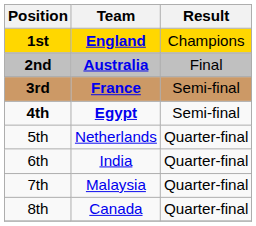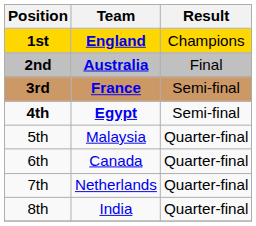(116, 137) Netherlands -> (116, 137) Malaysia
(116, 161) India -> (116, 161) Canada
(116, 185) Malaysia -> (116, 185) Netherlands
(116, 209) Canada -> (116, 209) India
